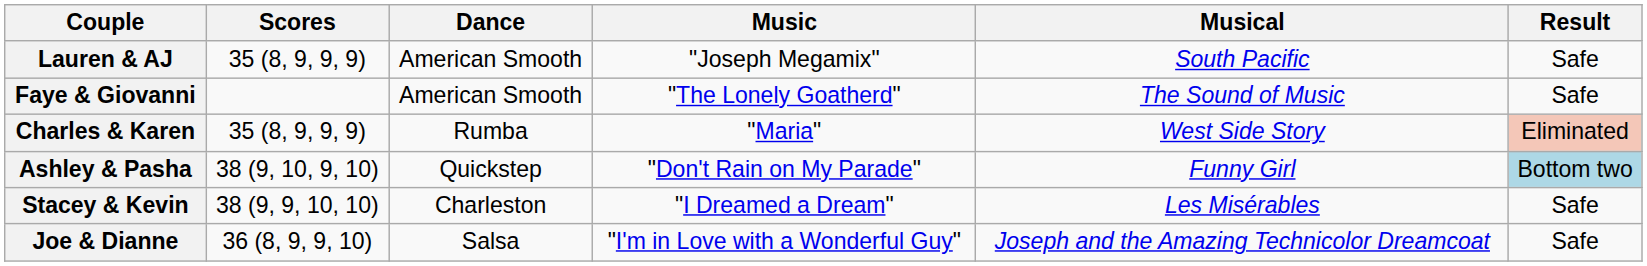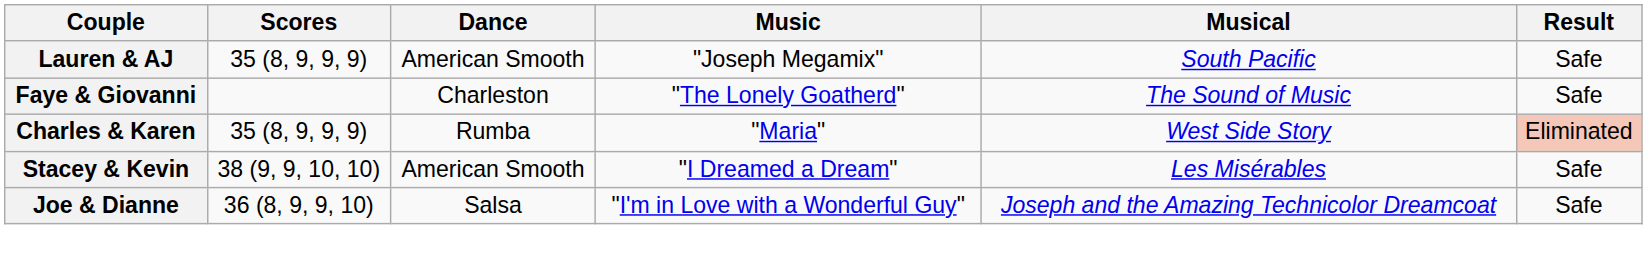(491, 95) American Smooth -> (493, 95) Charleston
- row: (105, 168)
(491, 205) Charleston -> (493, 168) American Smooth
